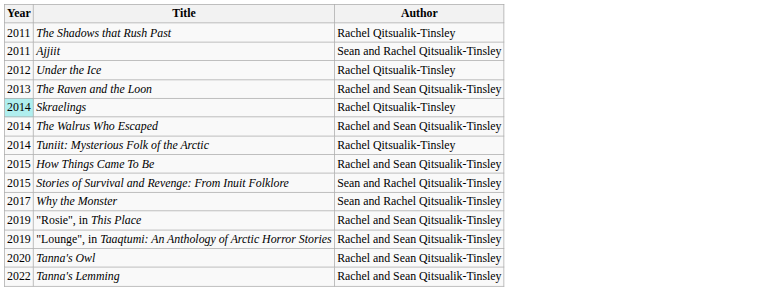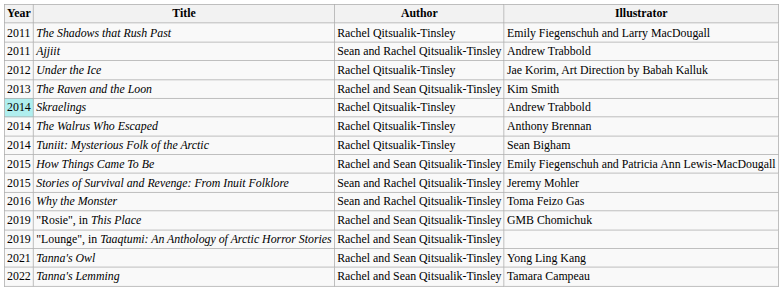+ column: (641, 13)
(419, 126) Rachel and Sean Qitsualik-Tinsley -> (396, 126) Rachel Qitsualik-Tinsley
(19, 201) 2017 -> (19, 201) 2016
(19, 257) 2020 -> (19, 257) 2021
